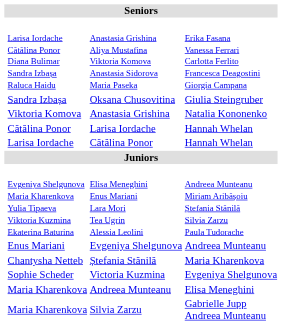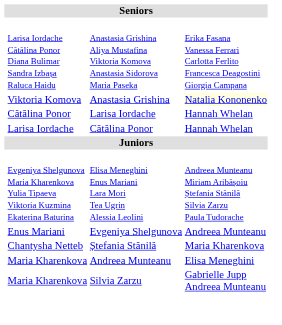- row: (132, 99)
(226, 114) no background -> (226, 99) lightyellow background
- row: (127, 275)
